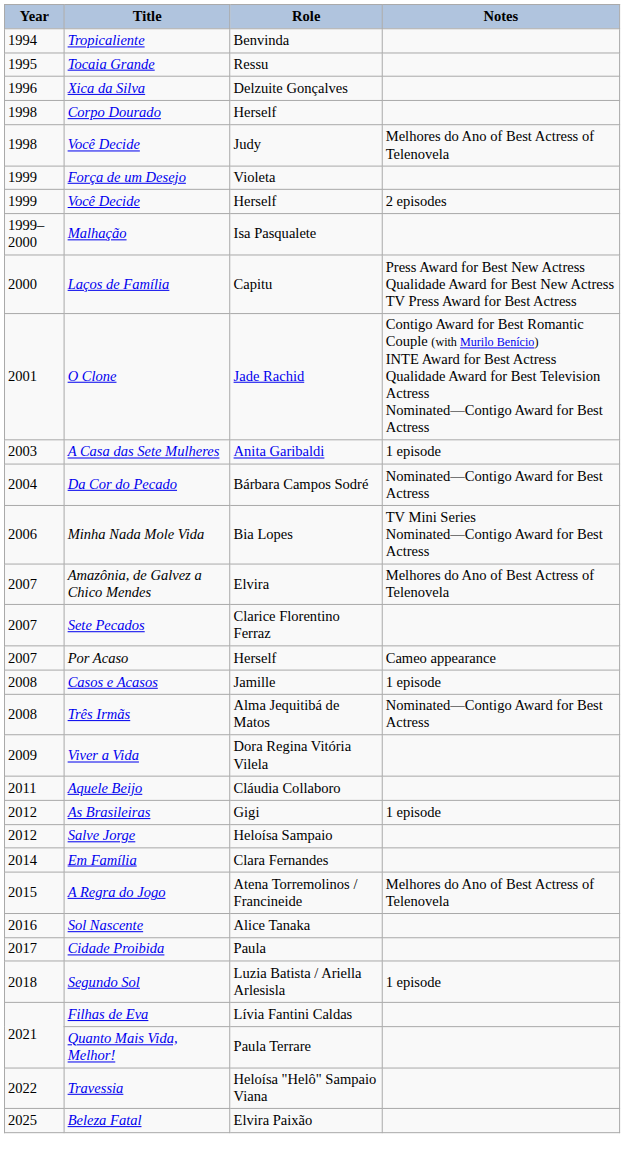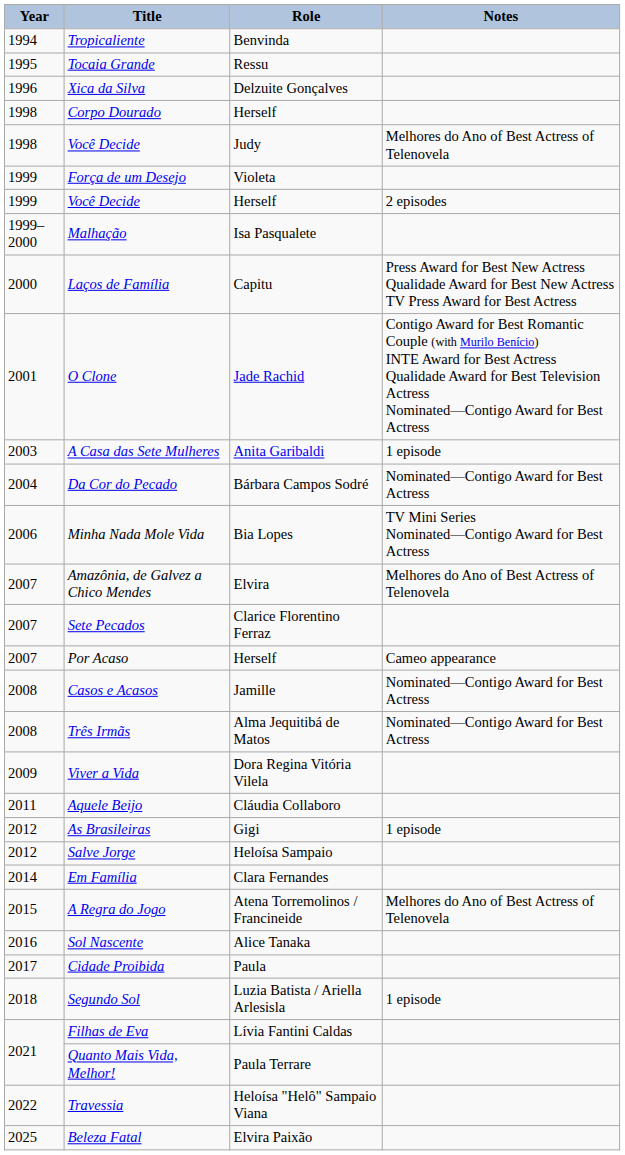(413, 682) 1 episode -> (494, 690) Nominated—Contigo Award for Best Actress
